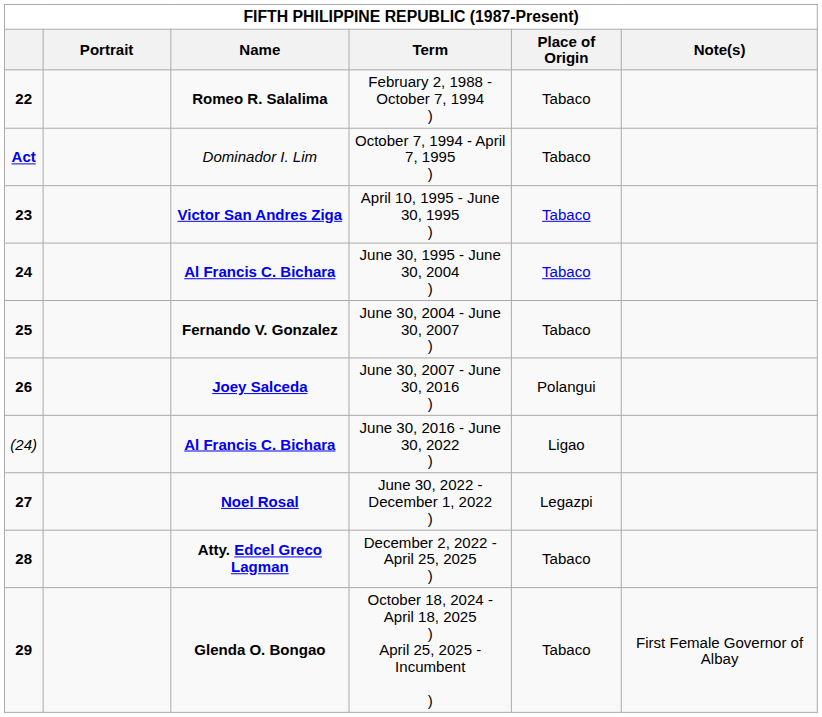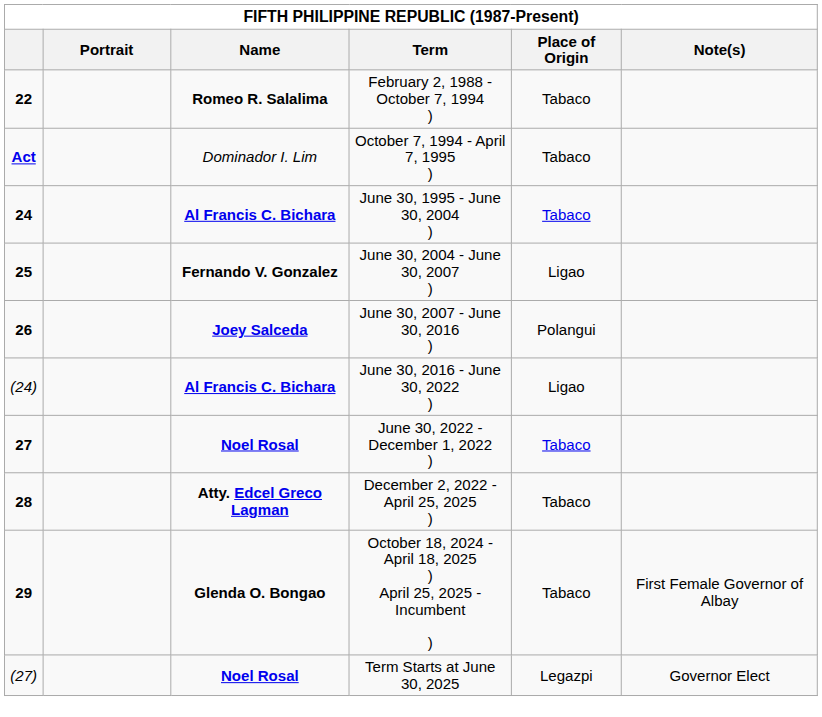- row: (430, 214)
(566, 329) Tabaco -> (566, 272) Ligao
(566, 502) Legazpi -> (566, 444) Tabaco
+ row: (430, 675)
